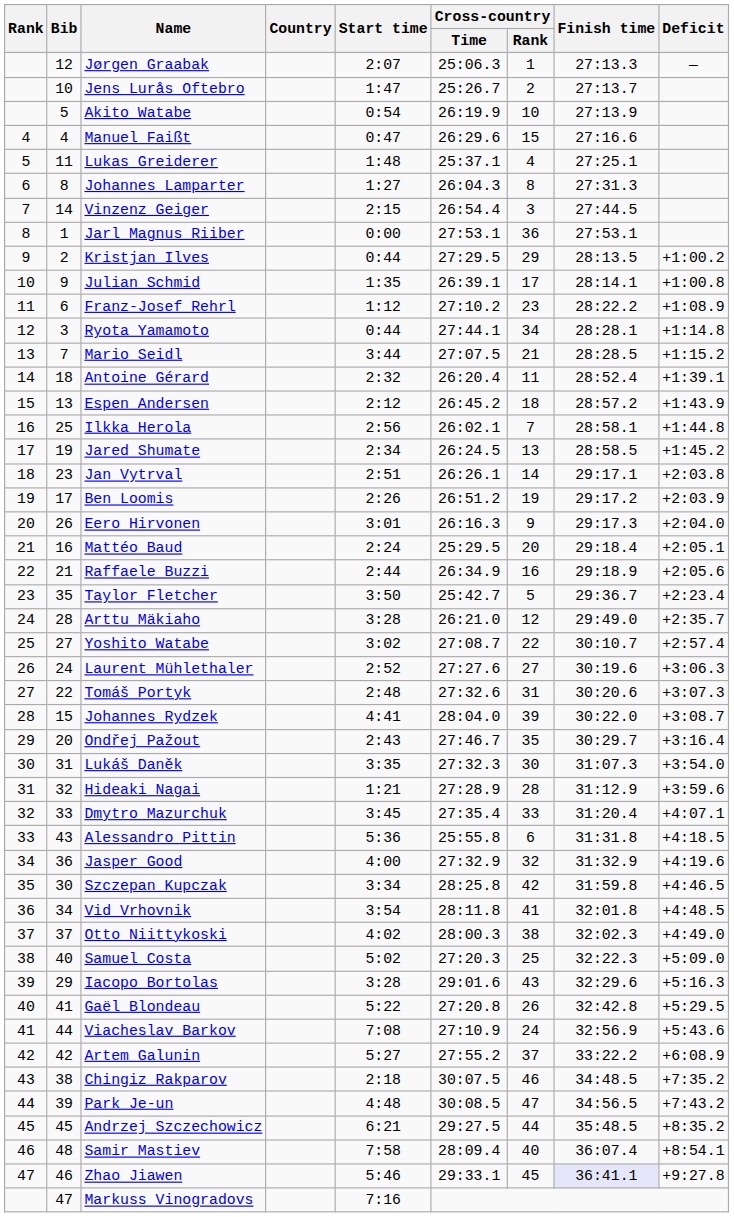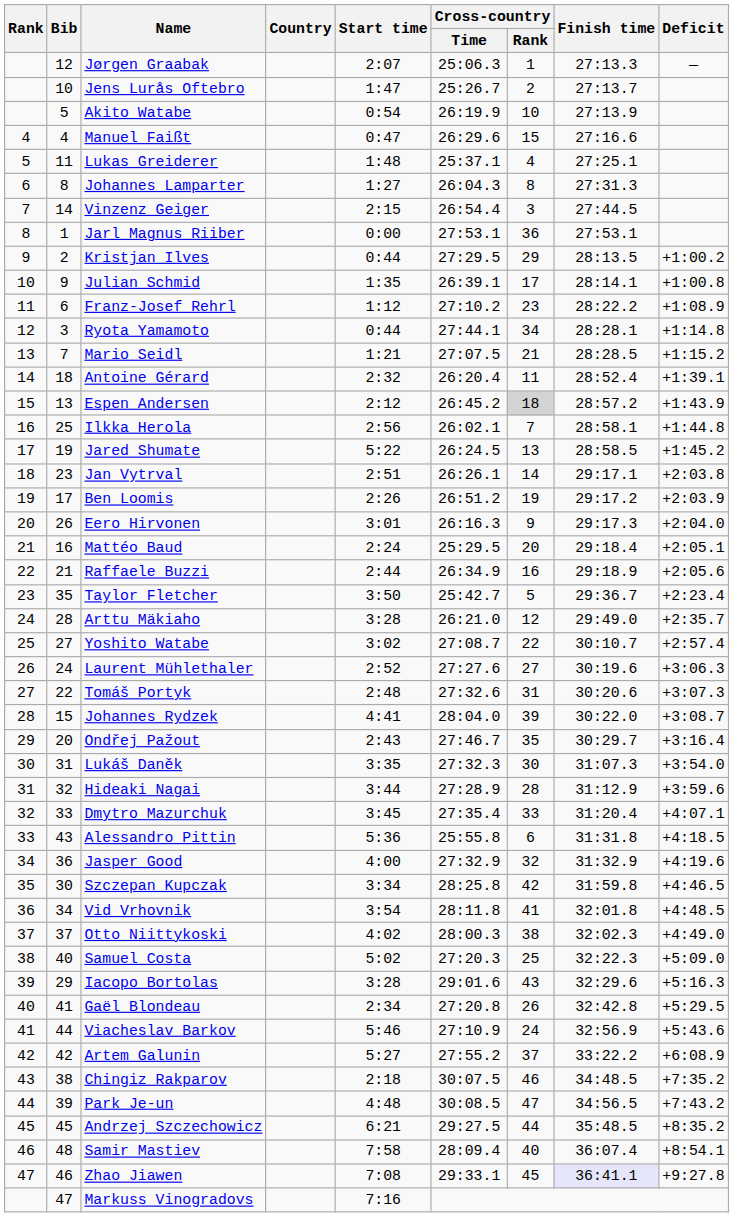(383, 355) 3:44 -> (383, 355) 1:21
(530, 403) no background -> (530, 403) lightgrey background
(383, 451) 2:34 -> (383, 451) 5:22
(383, 790) 1:21 -> (383, 790) 3:44
(383, 1007) 5:22 -> (383, 1007) 2:34
(383, 1031) 7:08 -> (383, 1031) 5:46
(383, 1176) 5:46 -> (383, 1176) 7:08
